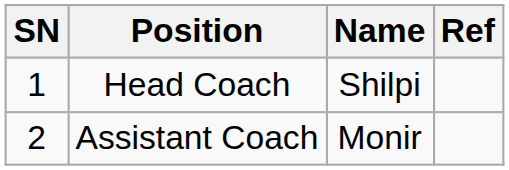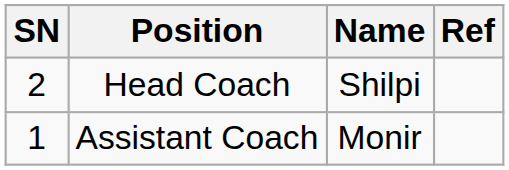(37, 84) 1 -> (37, 84) 2
(37, 137) 2 -> (37, 137) 1
